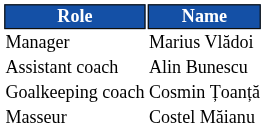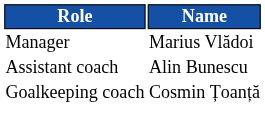- row: (36, 117)
